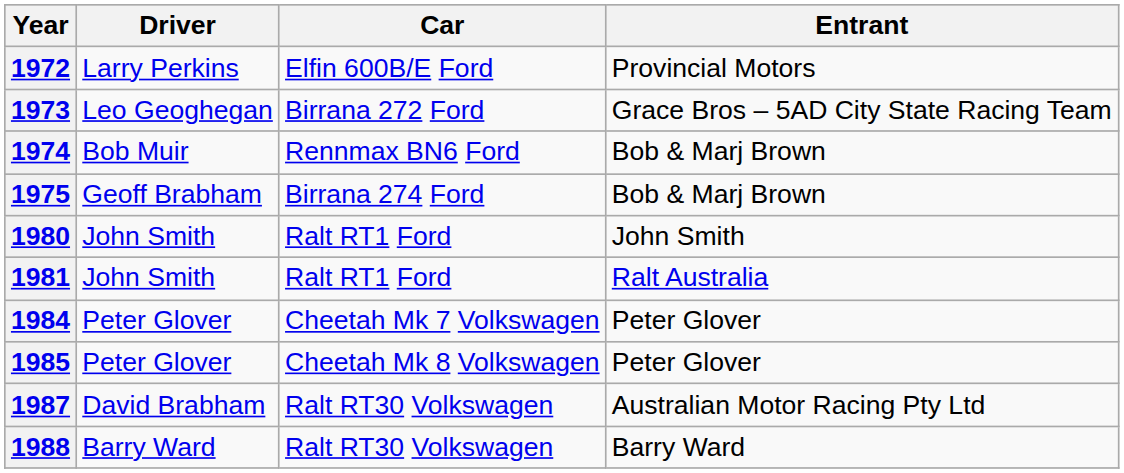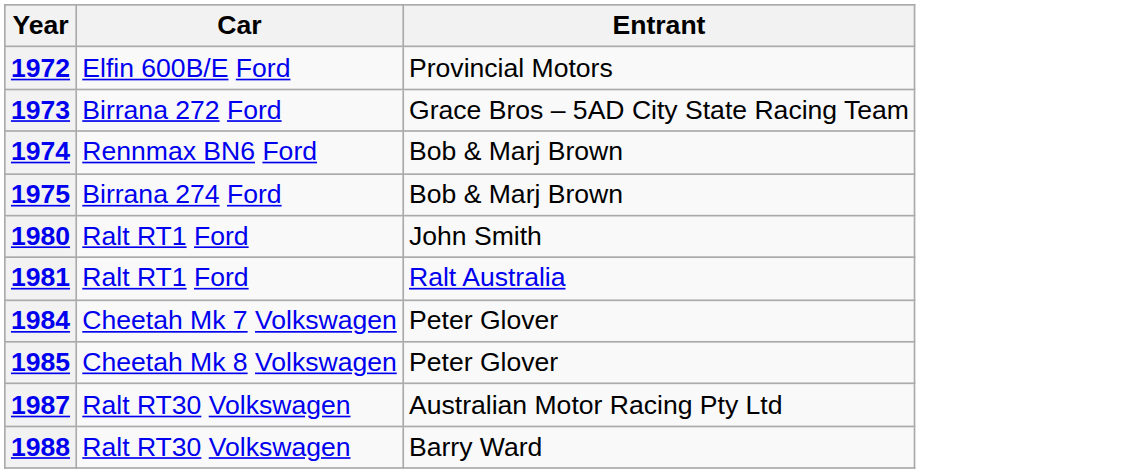- column: (178, 25)
